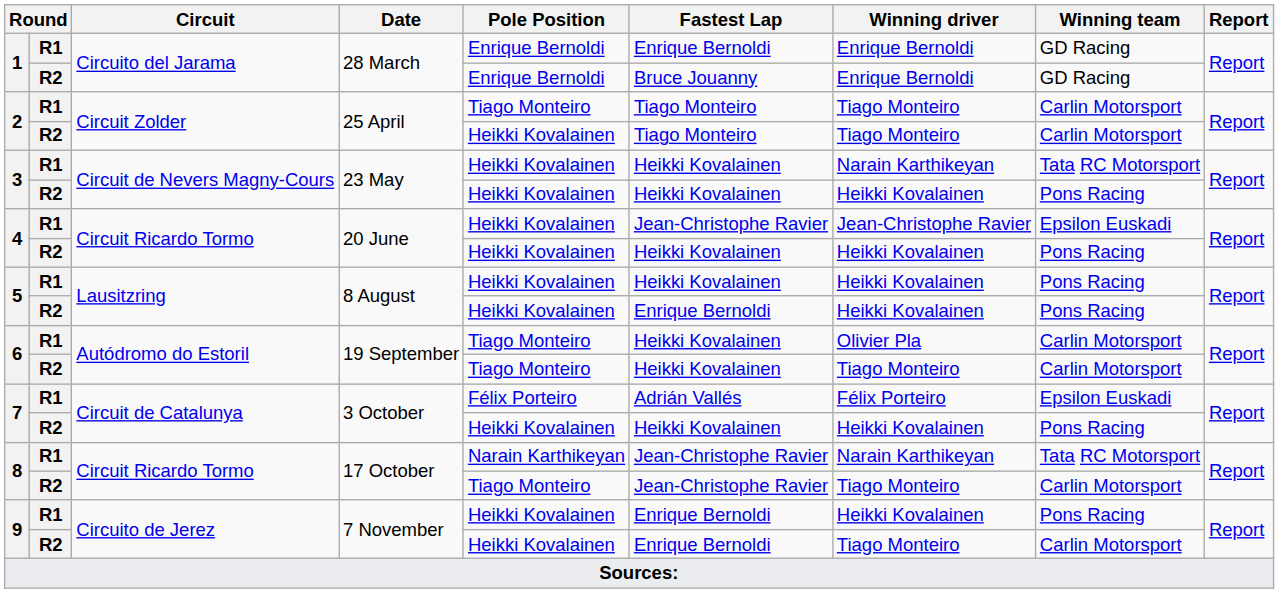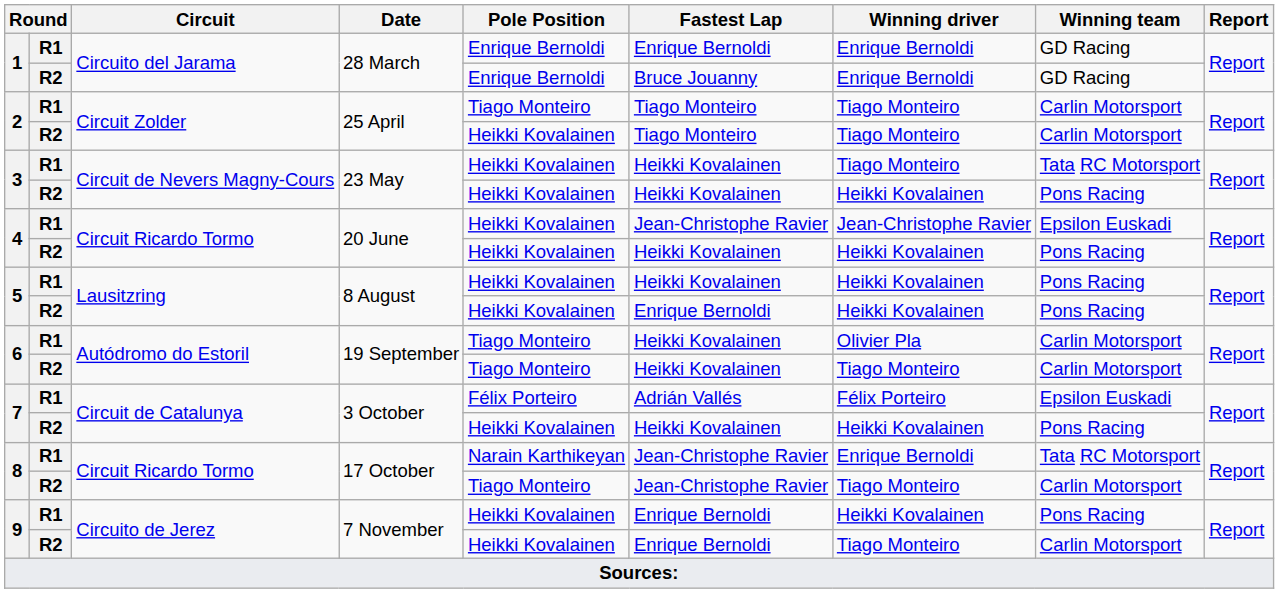(915, 165) Narain Karthikeyan -> (898, 165) Tiago Monteiro
(915, 456) Narain Karthikeyan -> (905, 456) Enrique Bernoldi
